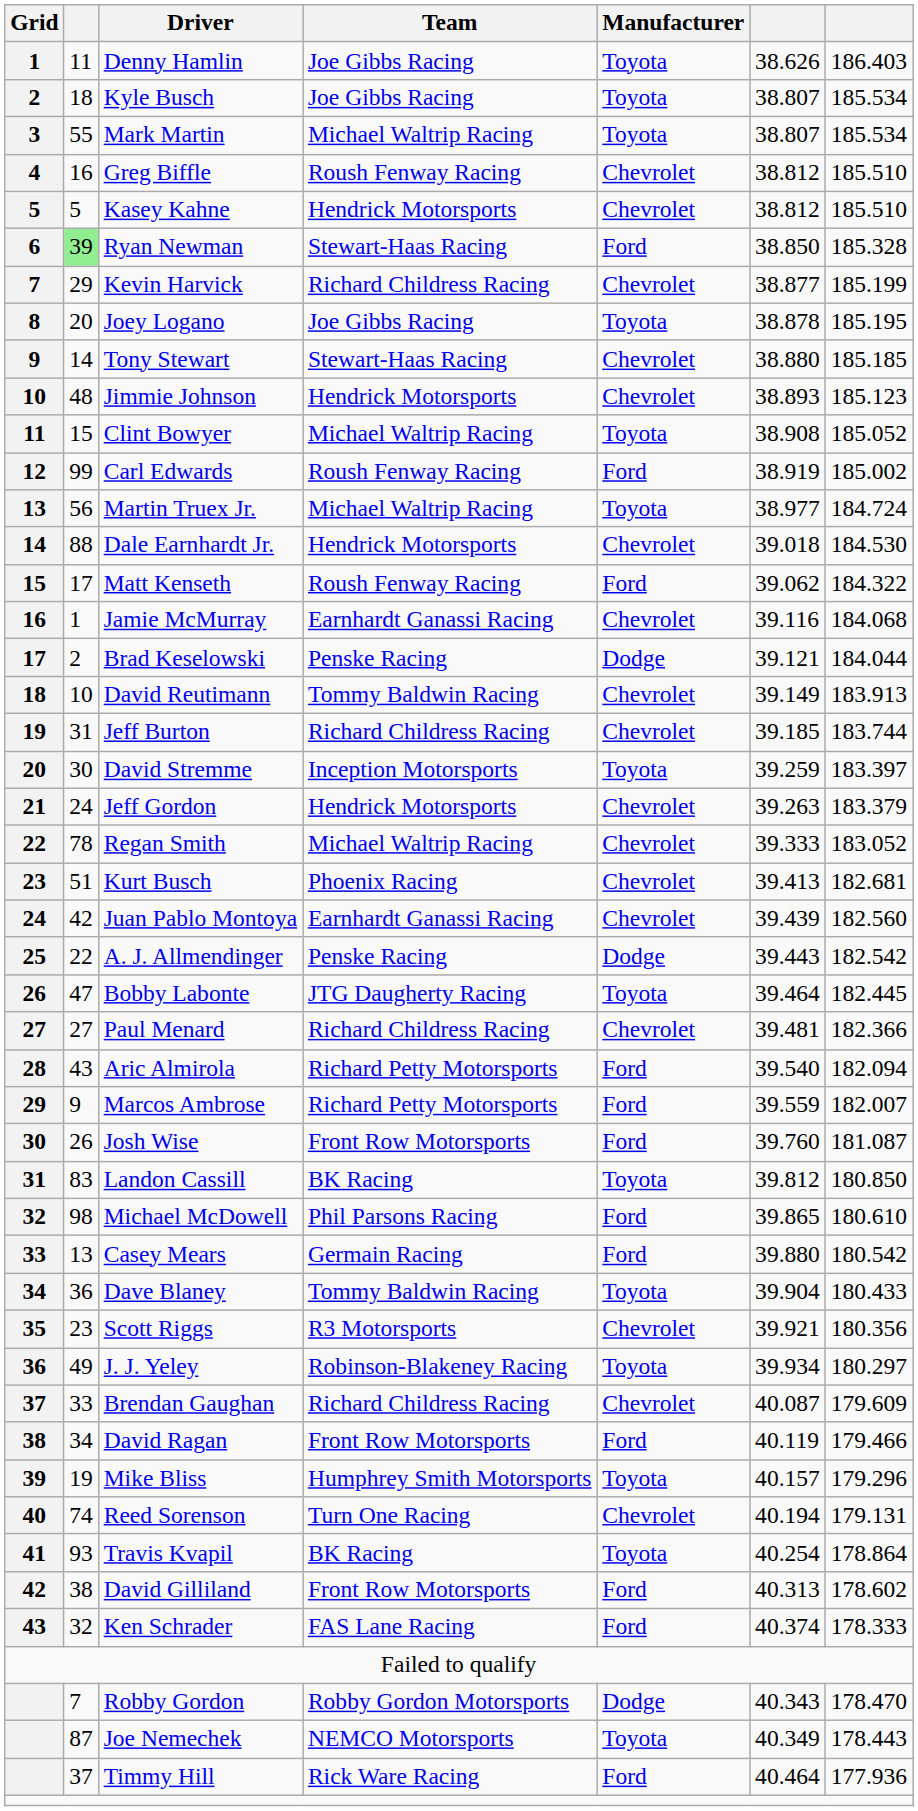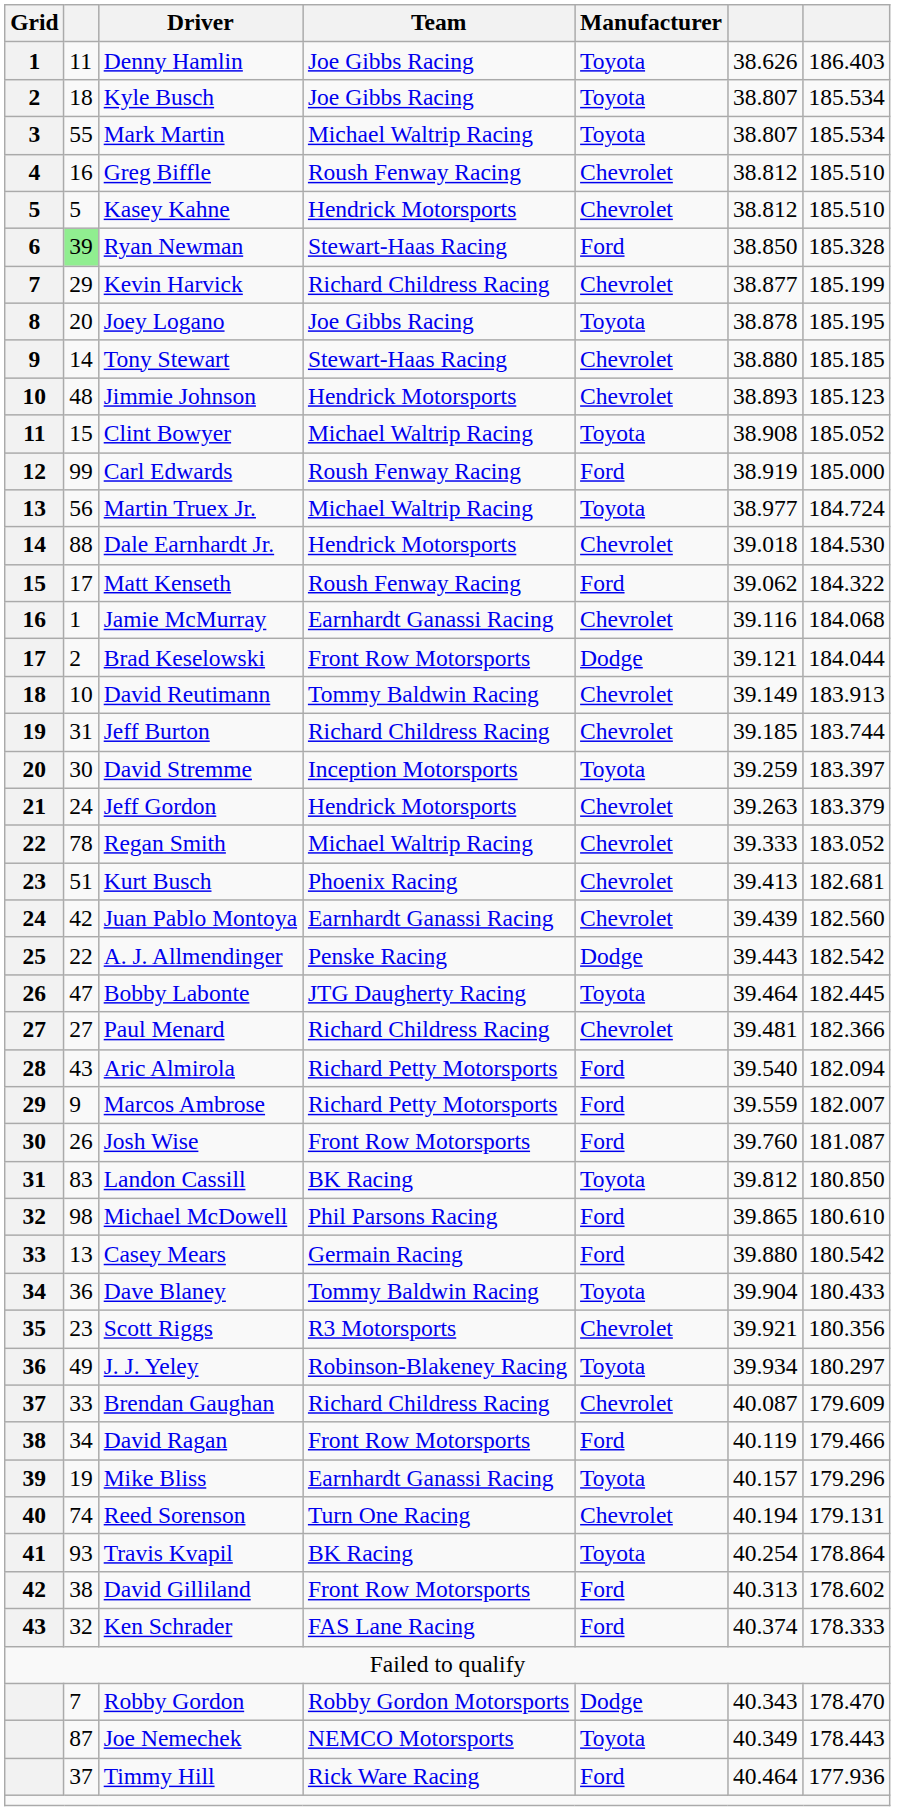(869, 470) 185.002 -> (847, 470) 185.000
(377, 657) Penske Racing -> (419, 657) Front Row Motorsports
(450, 1477) Humphrey Smith Motorsports -> (431, 1477) Earnhardt Ganassi Racing
